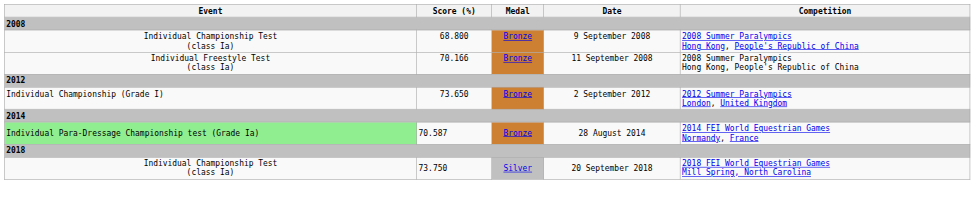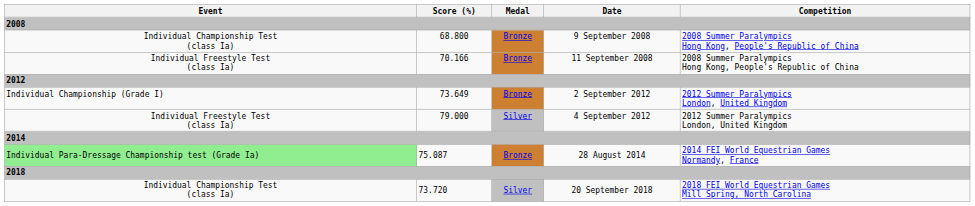(454, 94) 73.650 -> (454, 94) 73.649
+ row: (612, 116)
(433, 133) 70.587 -> (433, 155) 75.087
(433, 168) 73.750 -> (433, 190) 73.720
